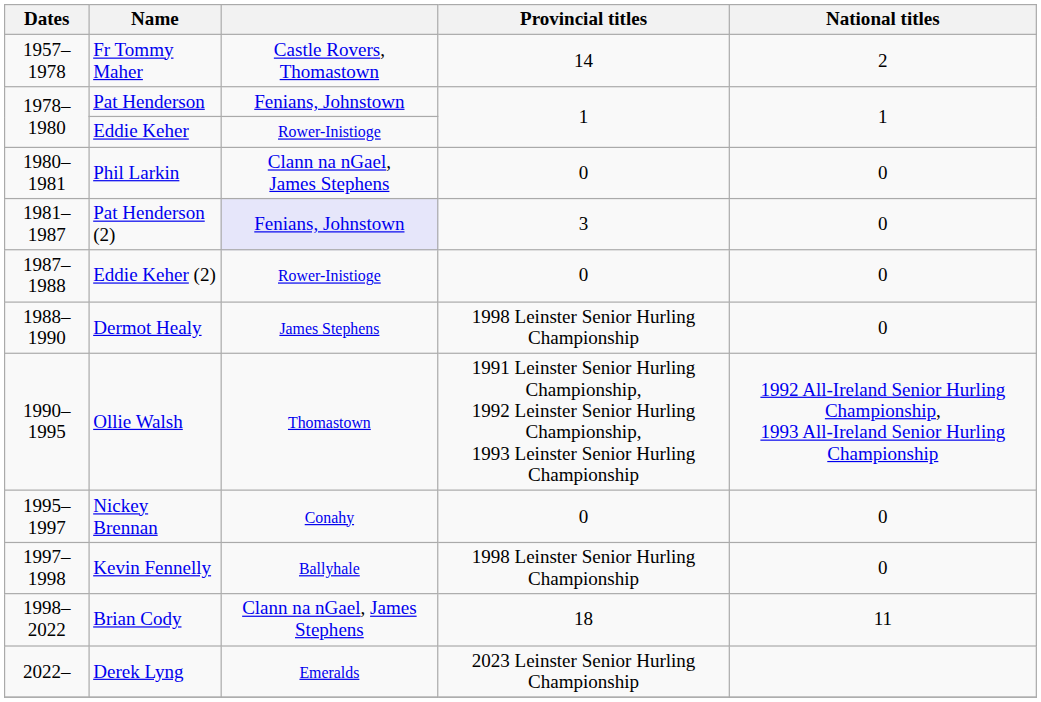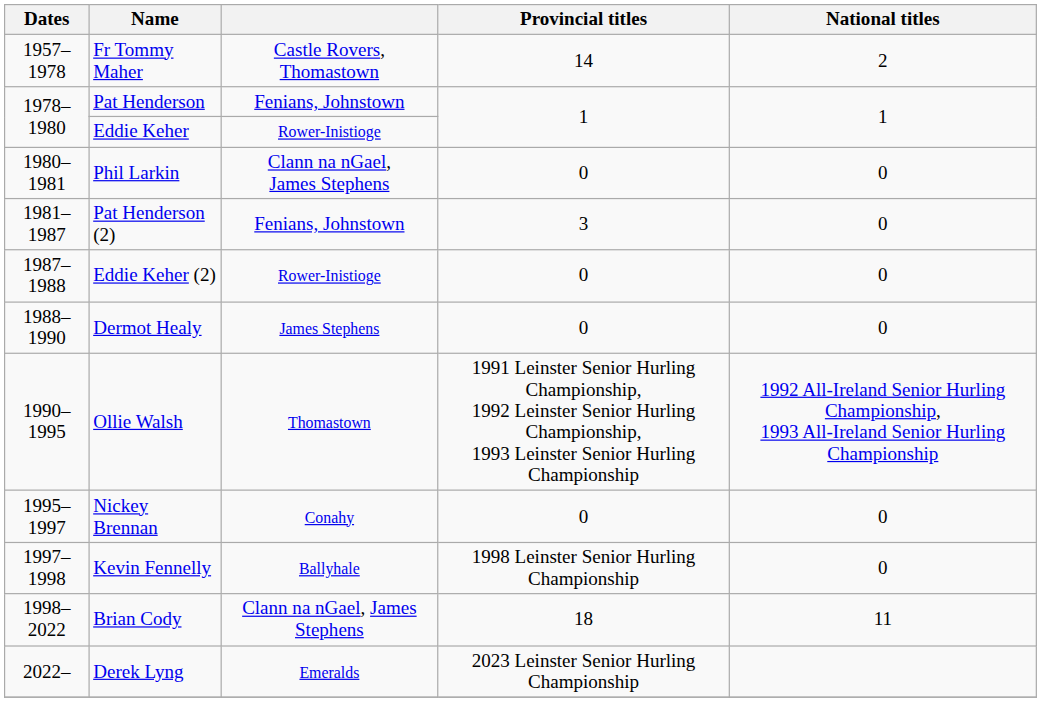(329, 224) lavender background -> (329, 224) no background
(584, 327) 1998 Leinster Senior Hurling Championship -> (584, 327) 0
